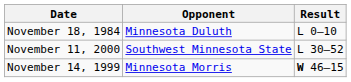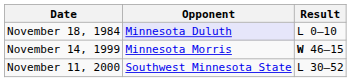(179, 31) no background -> (179, 31) lavender background
rows swapped: (64, 67) <-> (64, 49)
